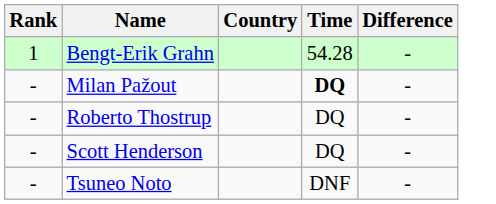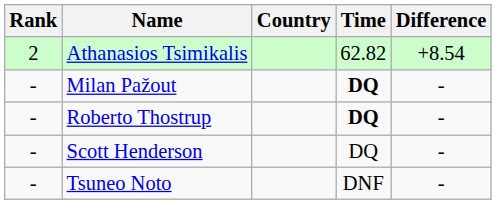- row: (140, 53)
+ row: (157, 53)
(330, 118) normal -> (363, 118) bold
